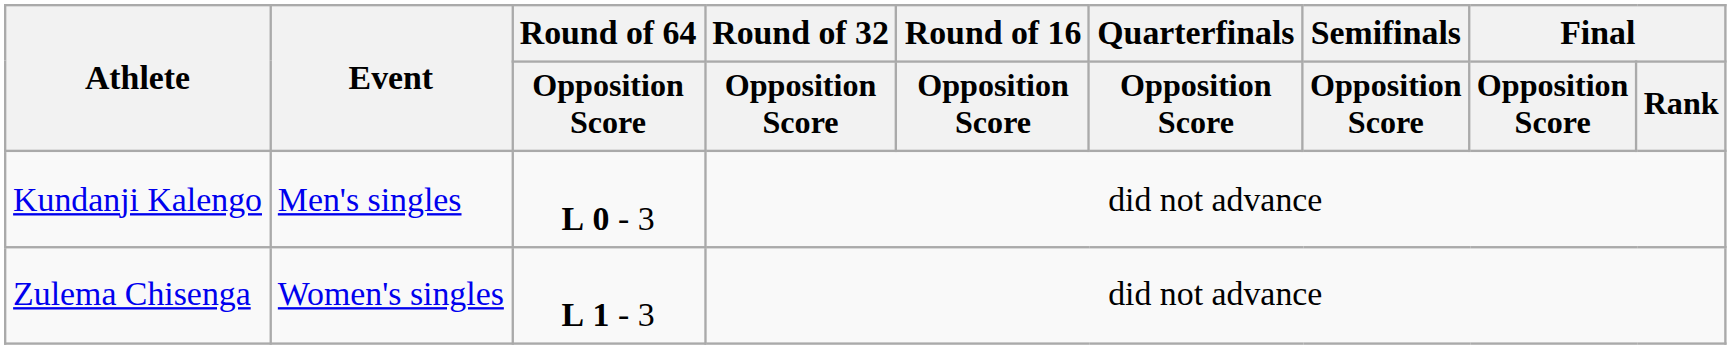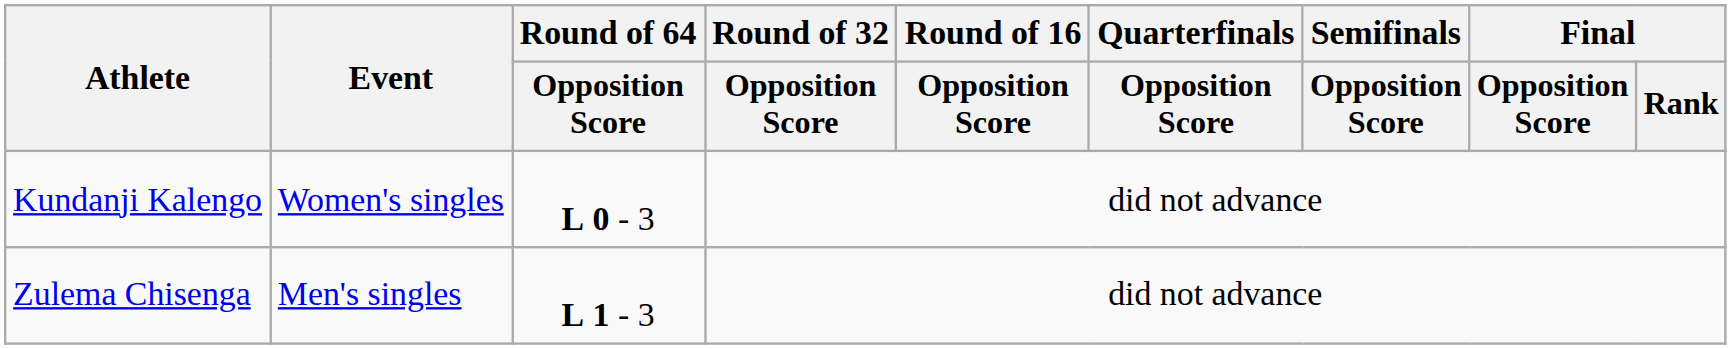(370, 198) Men's singles -> (391, 198) Women's singles
(391, 294) Women's singles -> (370, 294) Men's singles
